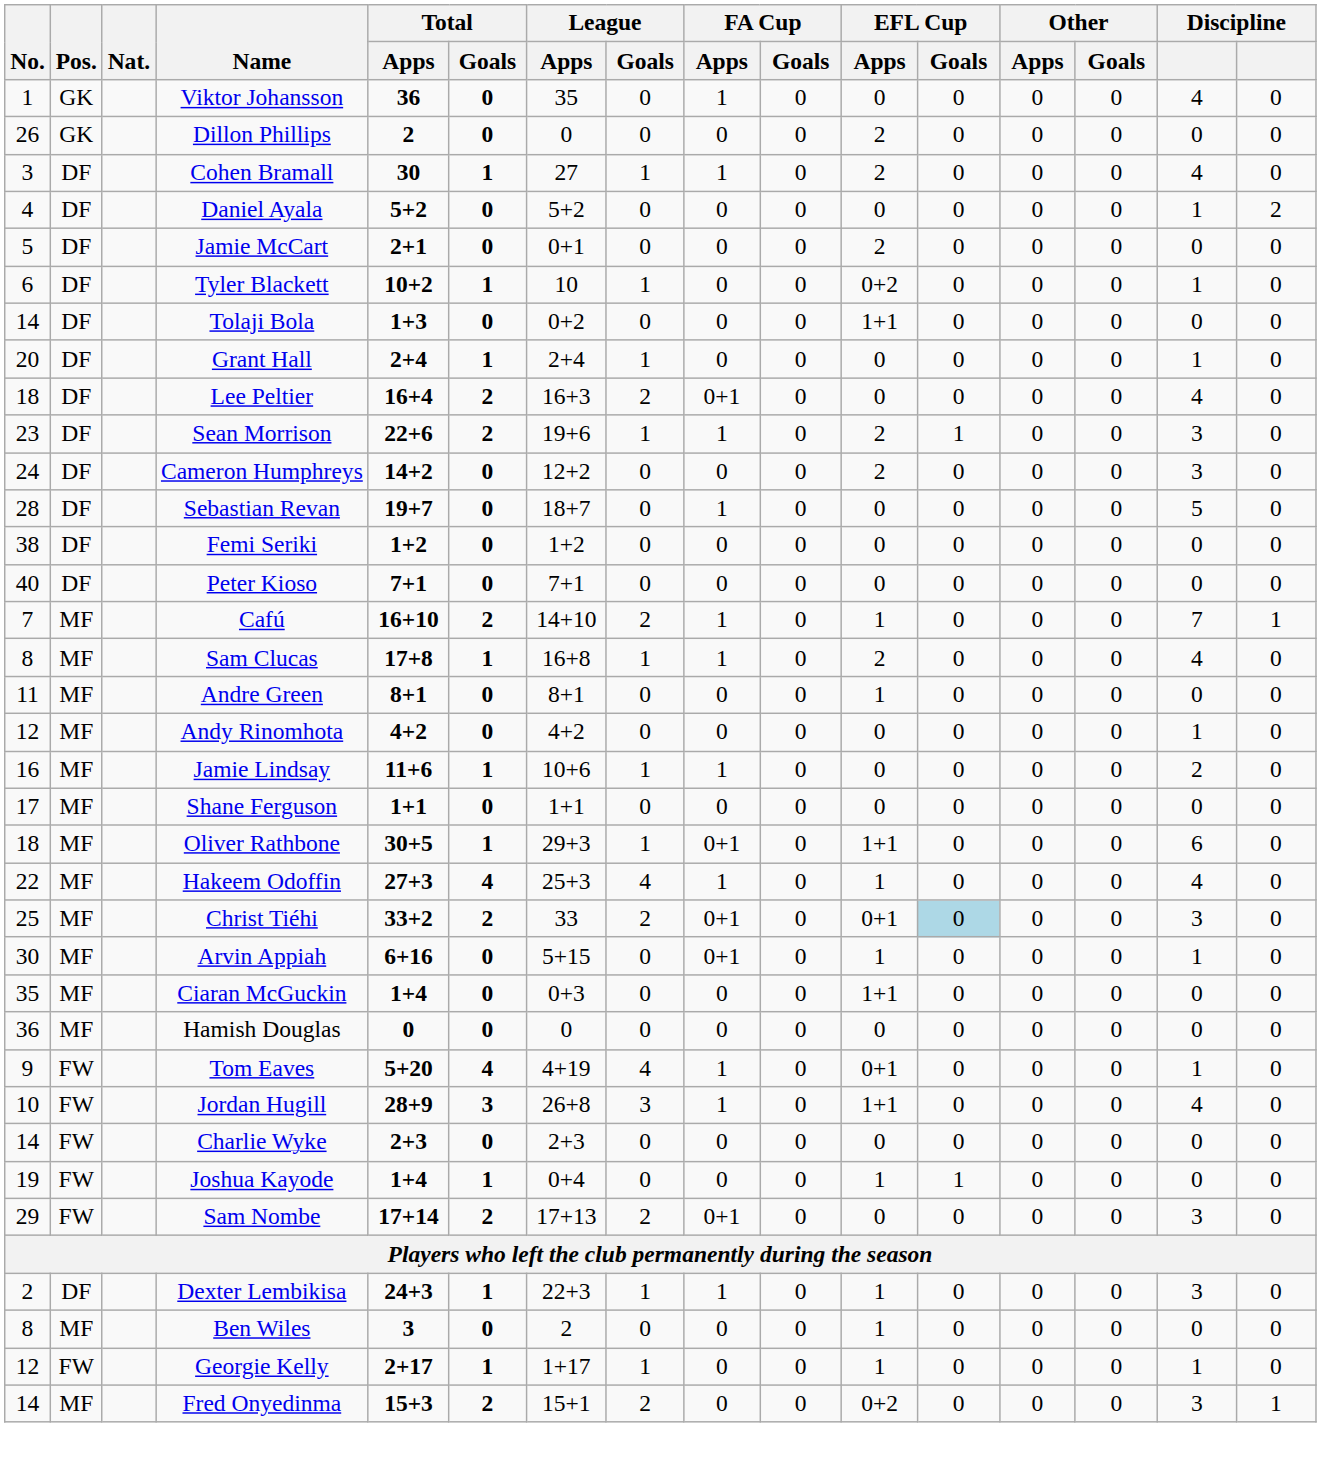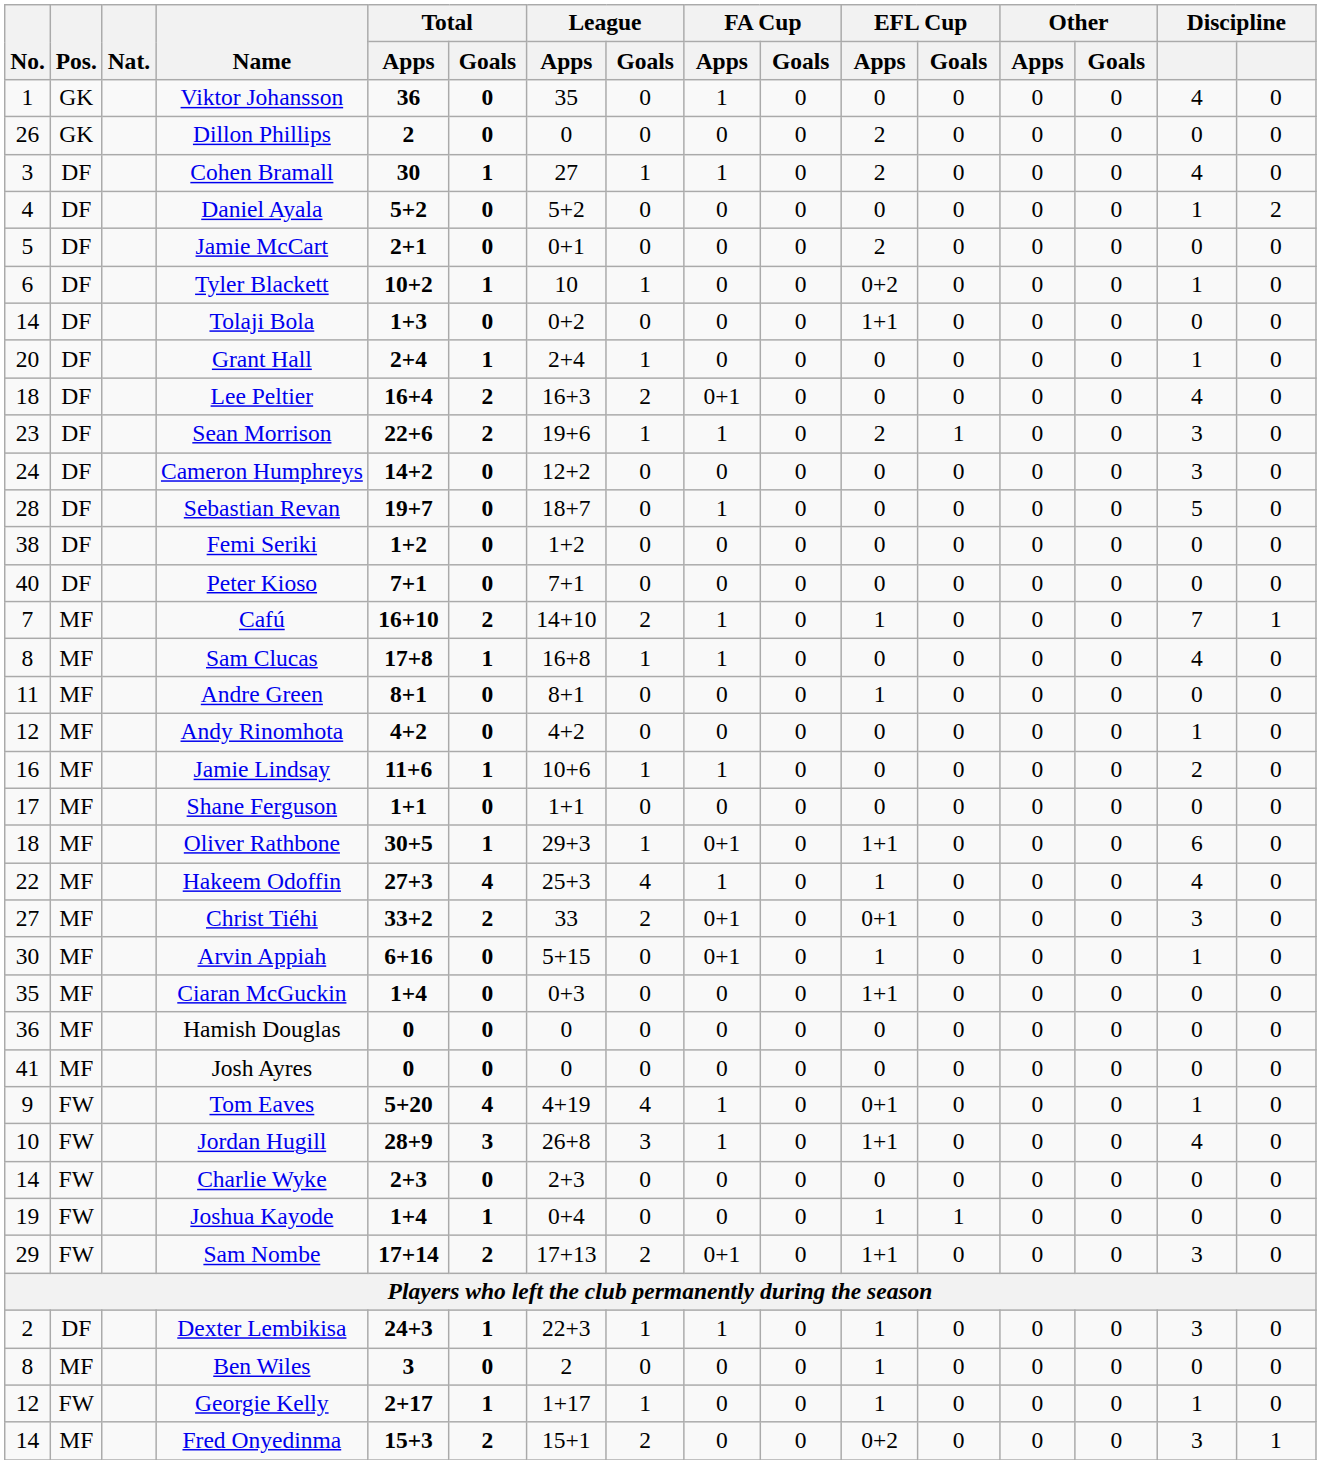(880, 470) 2 -> (880, 470) 0
(880, 657) 2 -> (880, 657) 0
(27, 918) 25 -> (27, 918) 27
(959, 918) lightblue background -> (959, 918) no background
+ row: (262, 1067)
(880, 1216) 0 -> (880, 1254) 1+1
